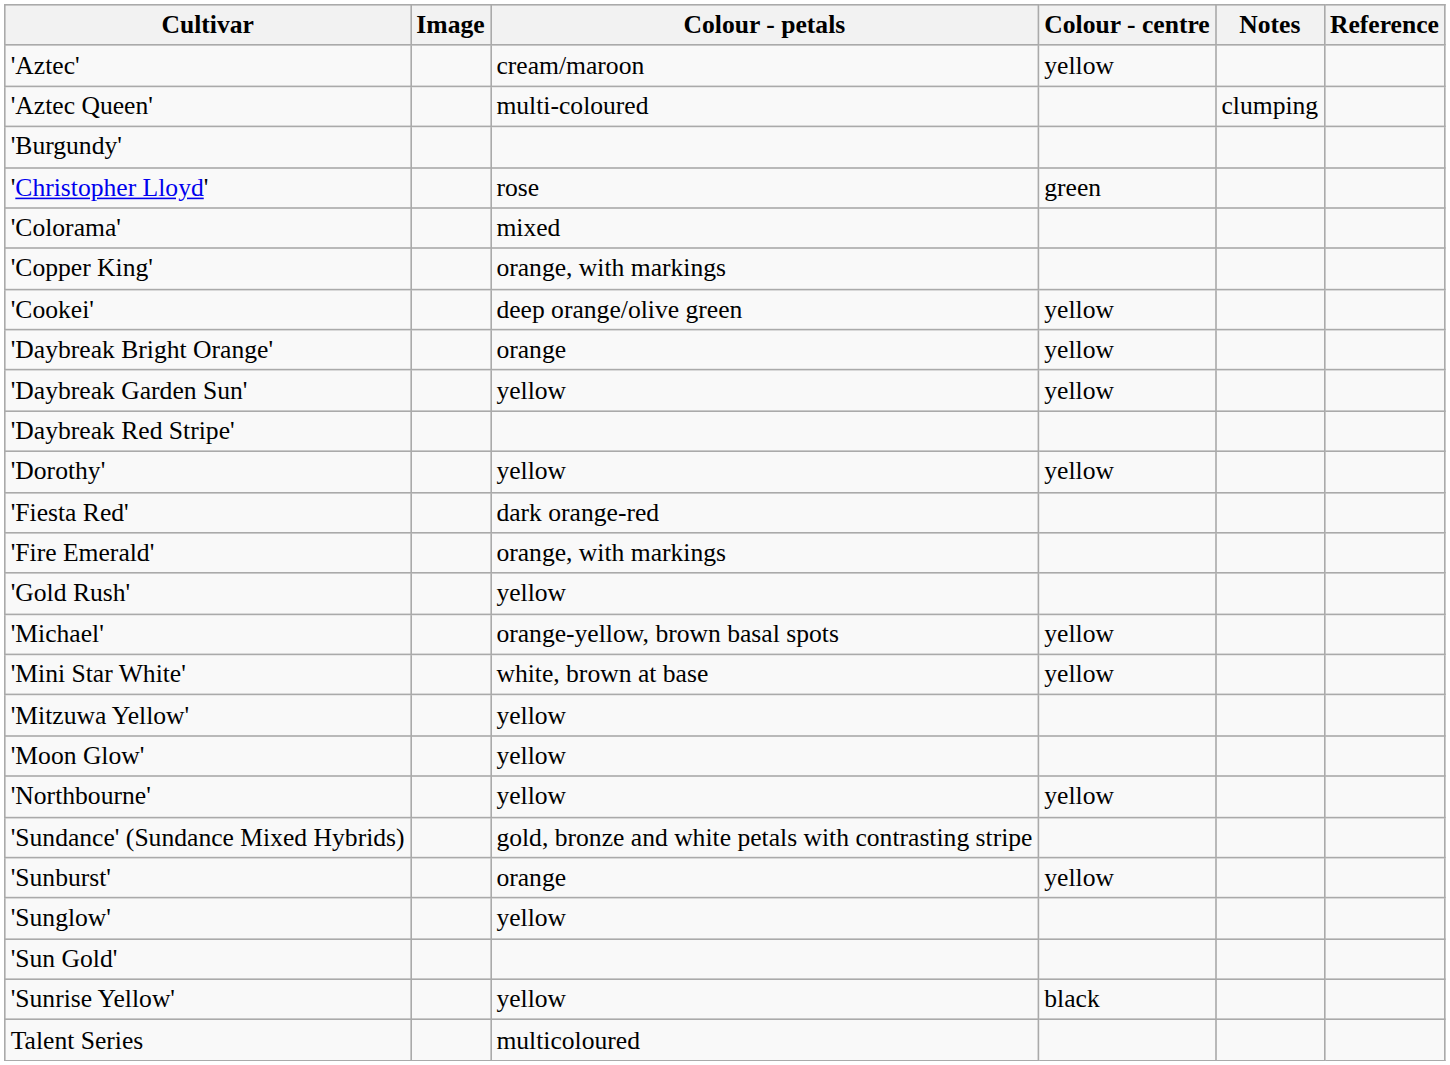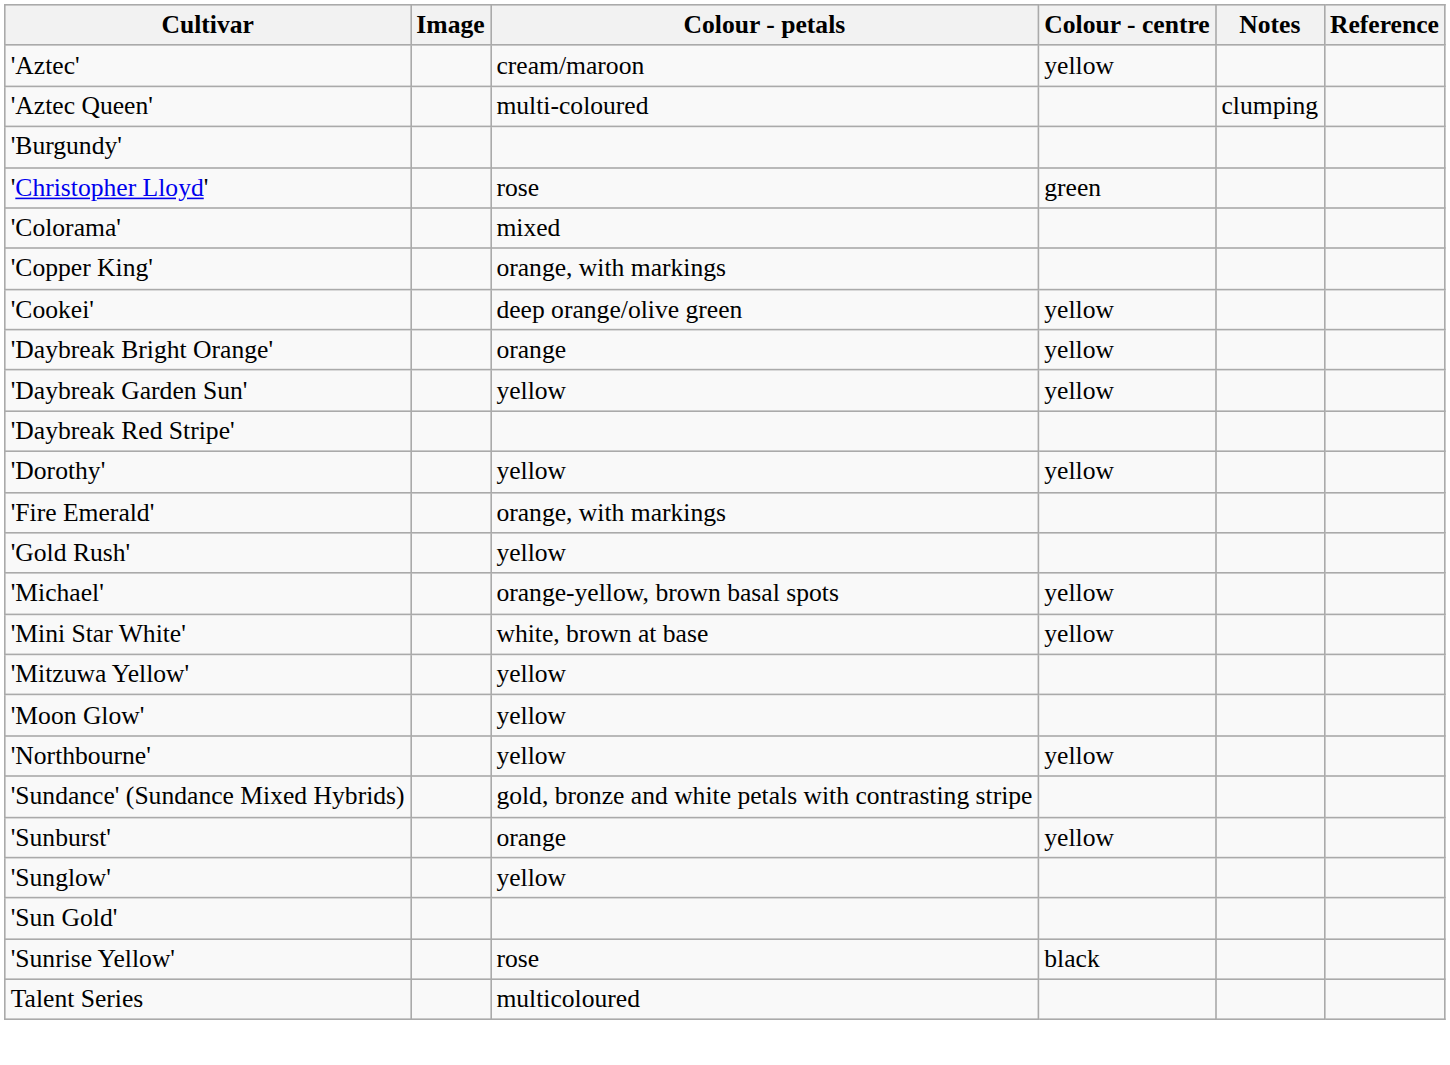- row: (70, 512)
(531, 999) yellow -> (518, 958) rose
